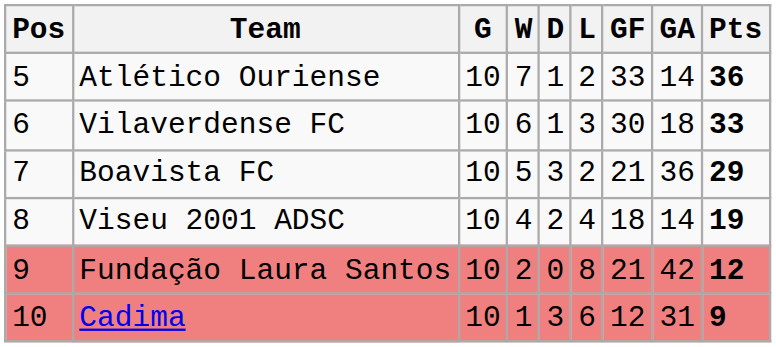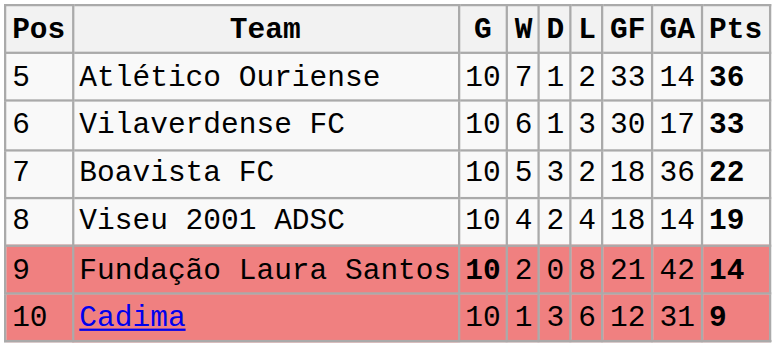(677, 125) 18 -> (677, 125) 17
(628, 173) 21 -> (628, 173) 18
(727, 173) 29 -> (727, 173) 22
(483, 270) normal -> (483, 270) bold
(727, 270) 12 -> (727, 270) 14
